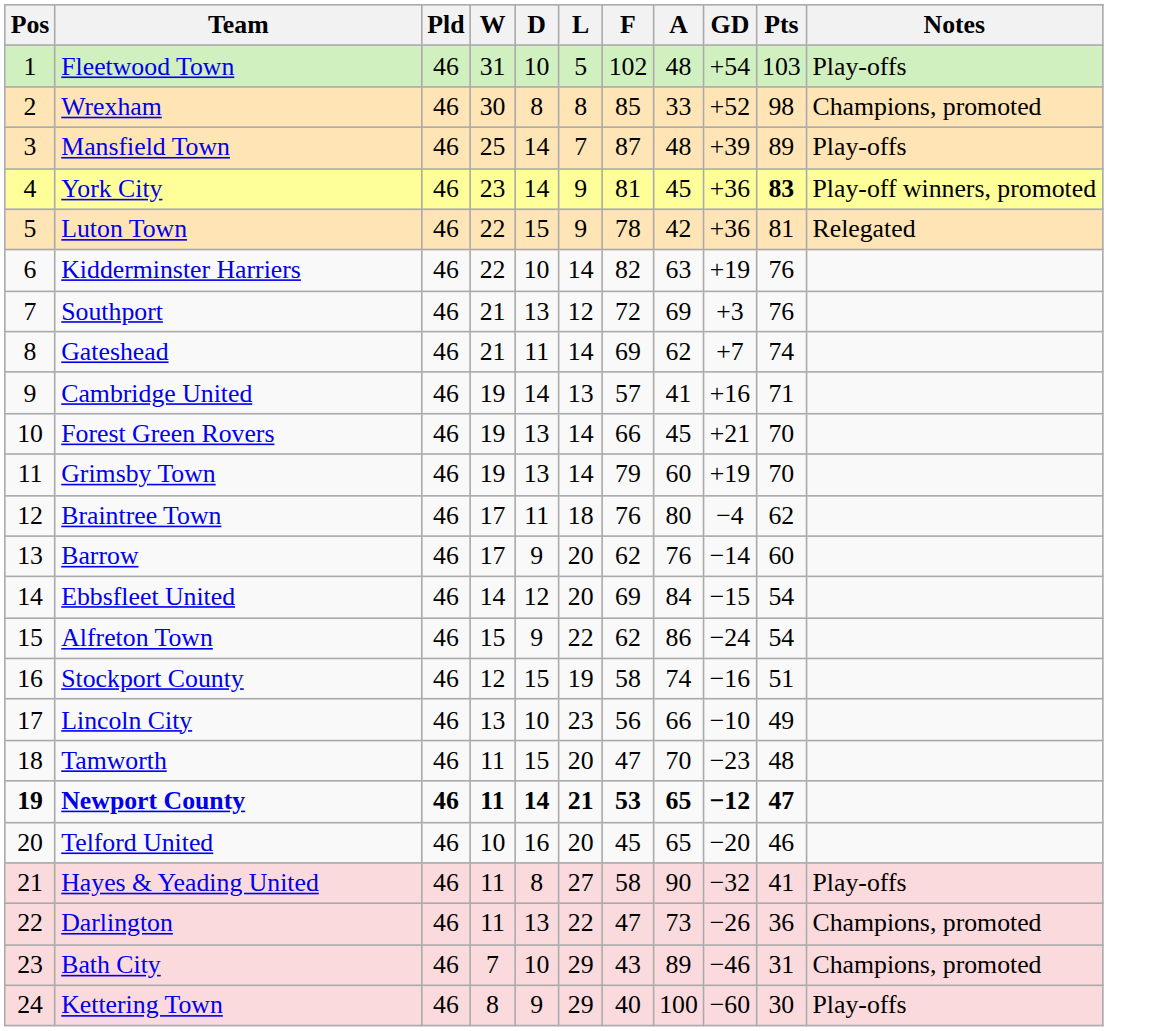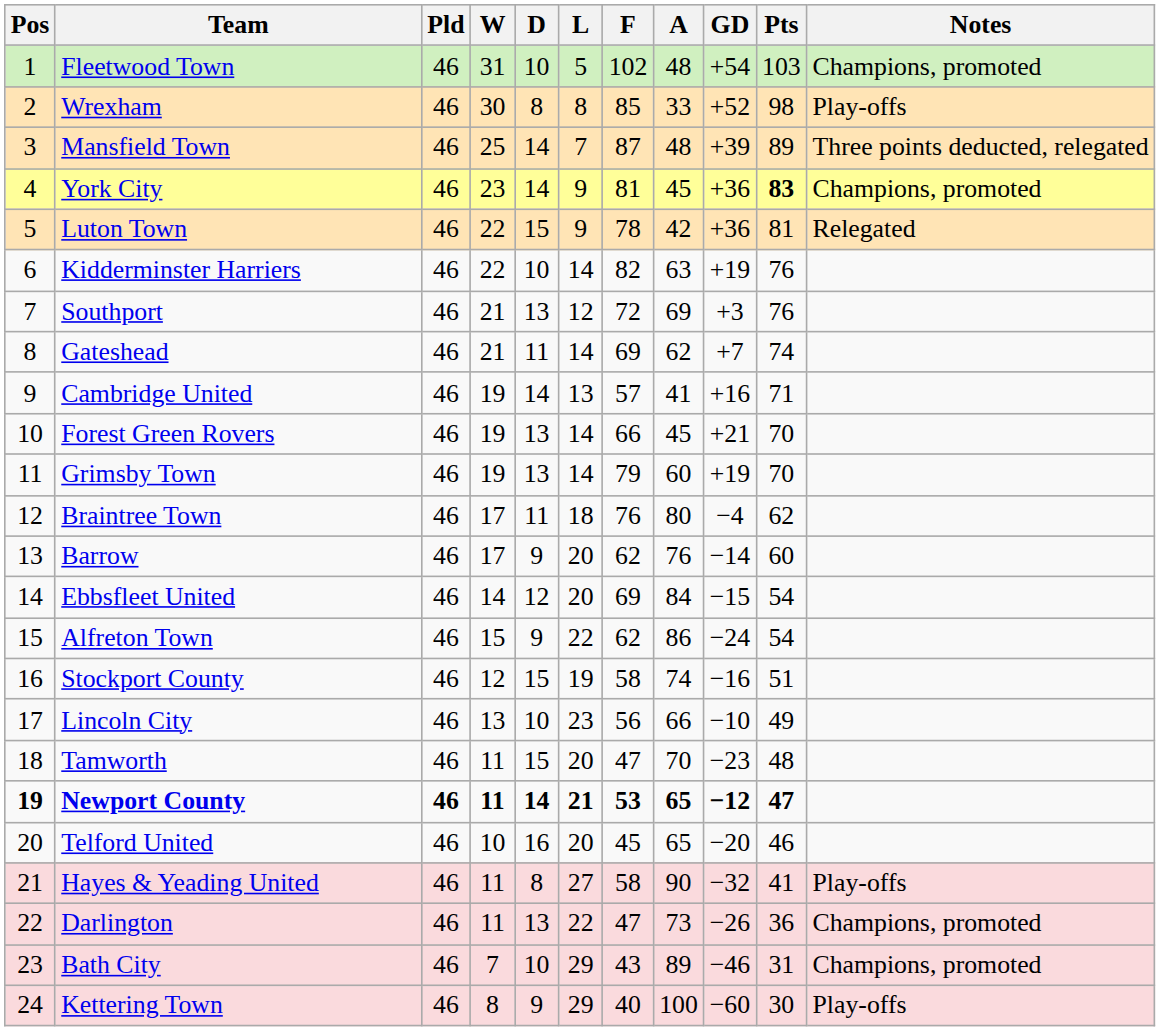(860, 65) Play-offs -> (927, 65) Champions, promoted
(927, 106) Champions, promoted -> (860, 106) Play-offs
(860, 147) Play-offs -> (981, 147) Three points deducted, relegated
(954, 188) Play-off winners, promoted -> (927, 188) Champions, promoted
